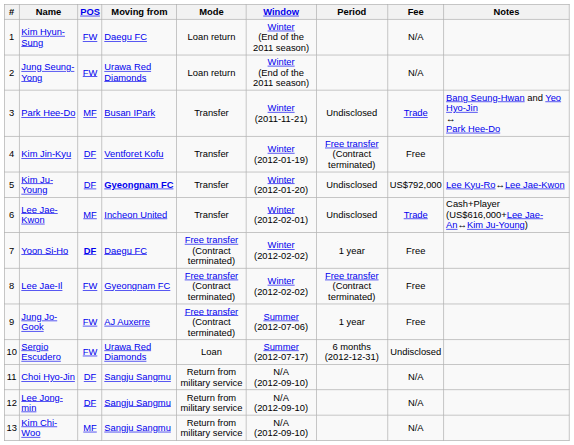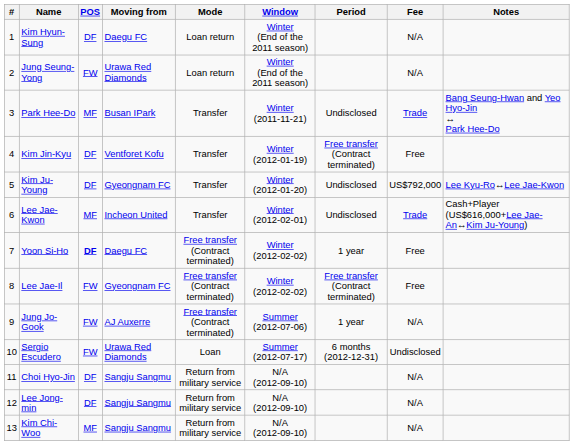(90, 37) FW -> (90, 37) DF
(139, 185) bold -> (137, 185) normal
(416, 322) Free -> (415, 322) N/A
